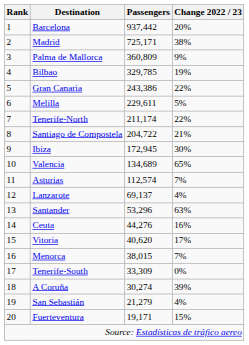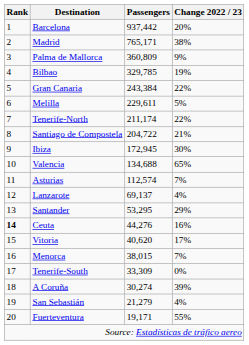(142, 42) 725,171 -> (142, 42) 765,171
(142, 88) 243,386 -> (142, 88) 243,384
(142, 164) 134,689 -> (142, 164) 134,688
(139, 210) 53,296 -> (139, 210) 53,295
(183, 210) 63% -> (183, 210) 29%
(11, 225) normal -> (11, 225) bold
(183, 316) 15% -> (183, 316) 55%
